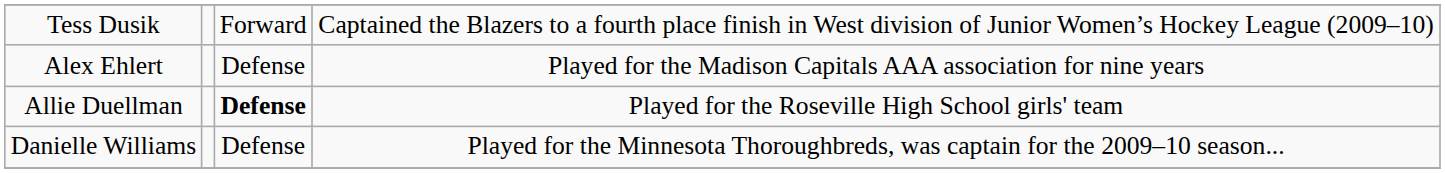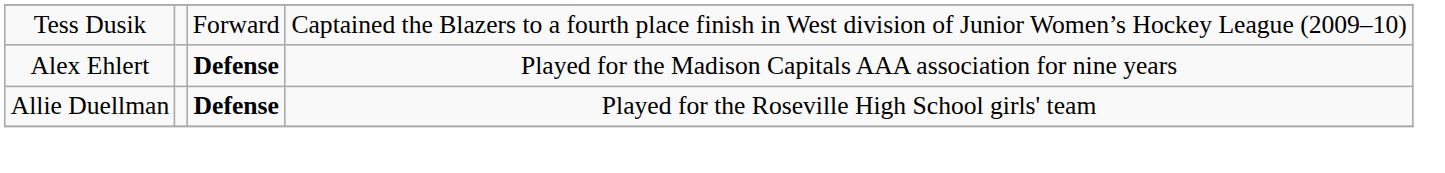(263, 65) normal -> (236, 65) bold
- row: (103, 146)
